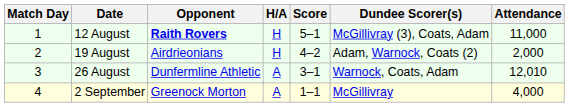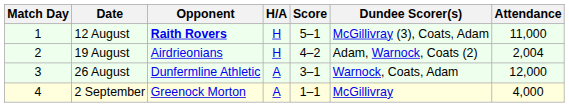(528, 53) 2,000 -> (528, 53) 2,004
(528, 72) 12,010 -> (528, 72) 12,000
